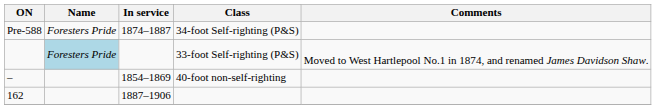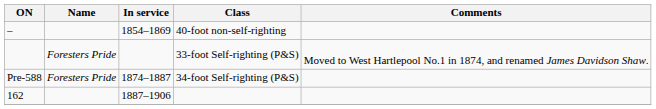rows swapped: (10, 78) <-> (24, 30)
(82, 54) lightblue background -> (82, 54) no background
